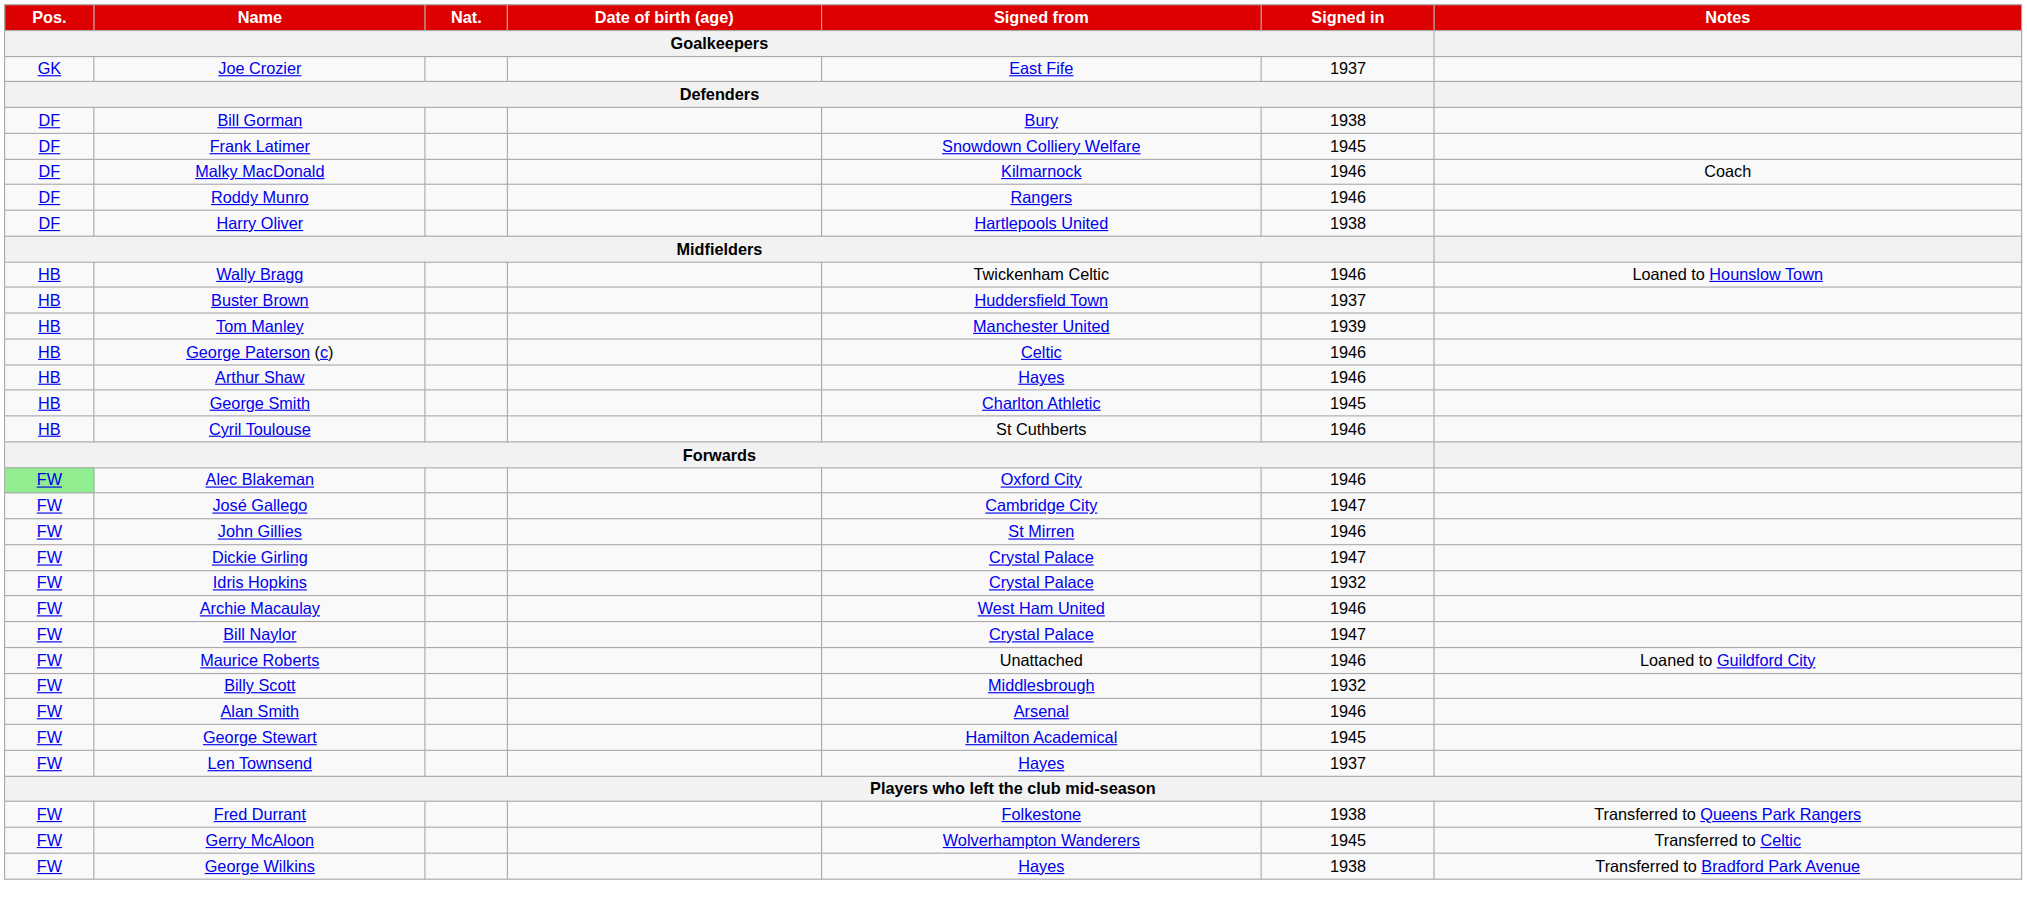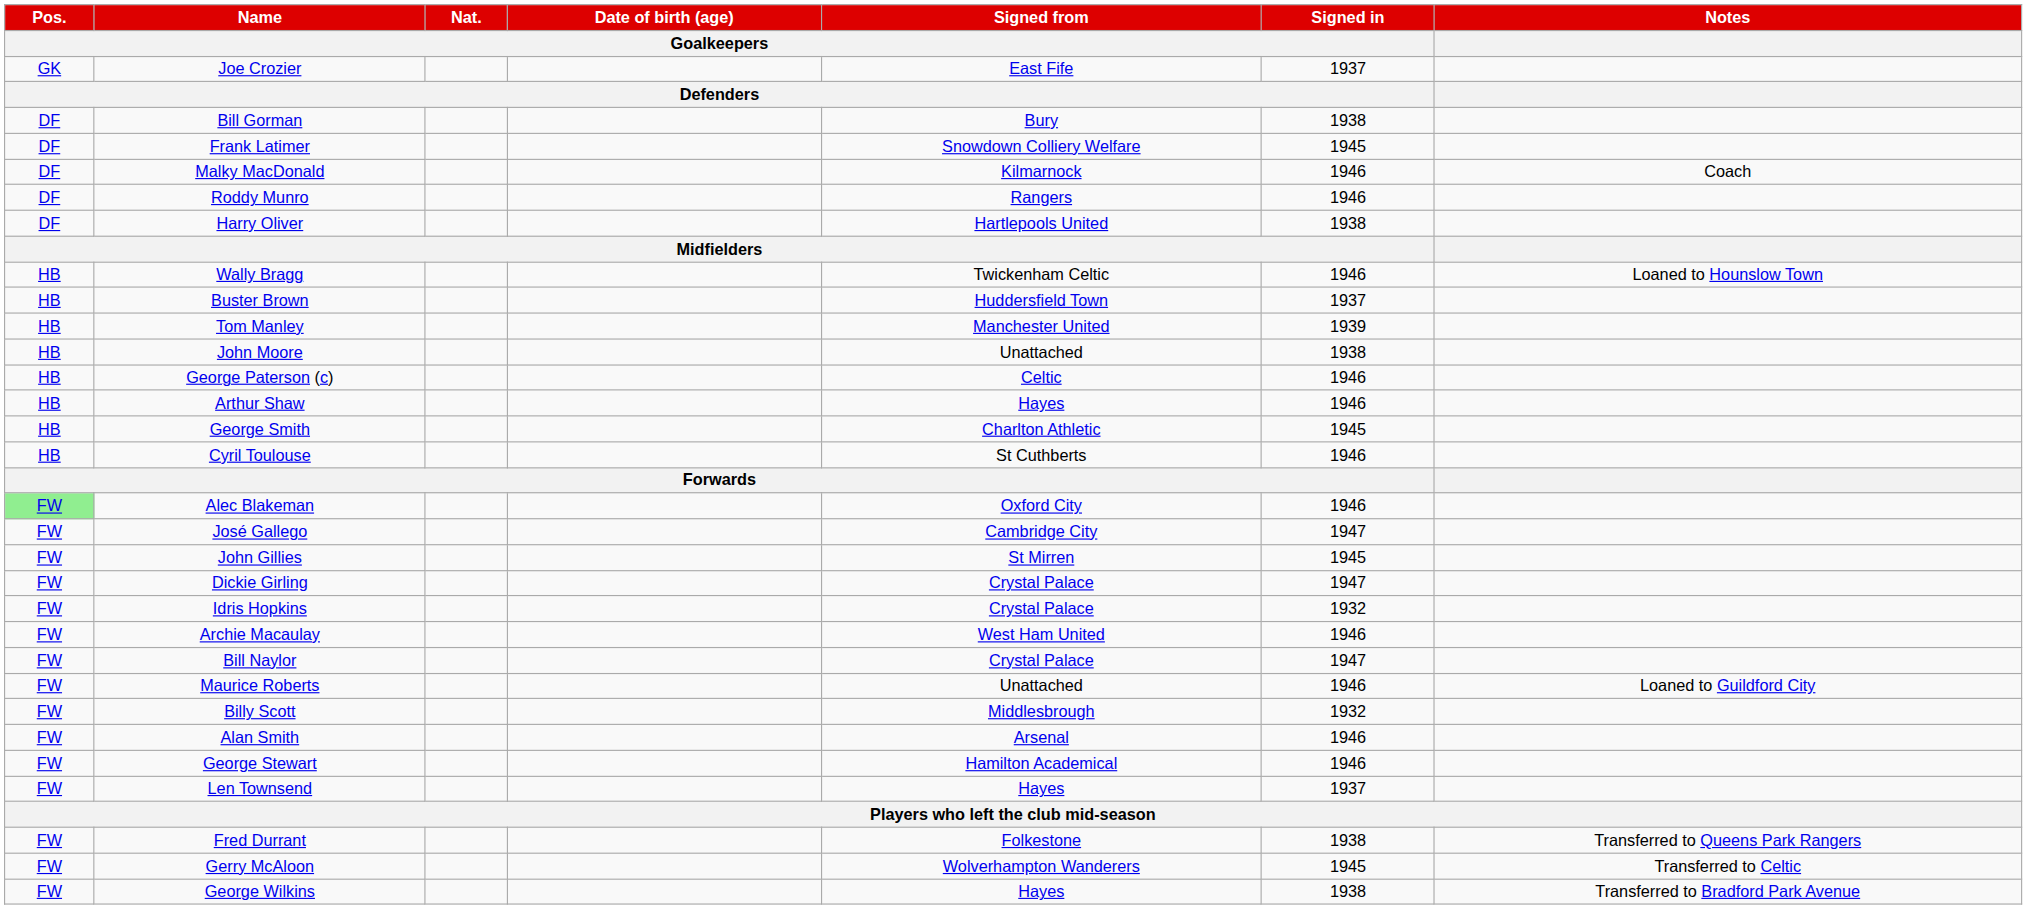+ row: (260, 352)
(1348, 532) 1946 -> (1348, 558) 1945
(1348, 738) 1945 -> (1348, 763) 1946
